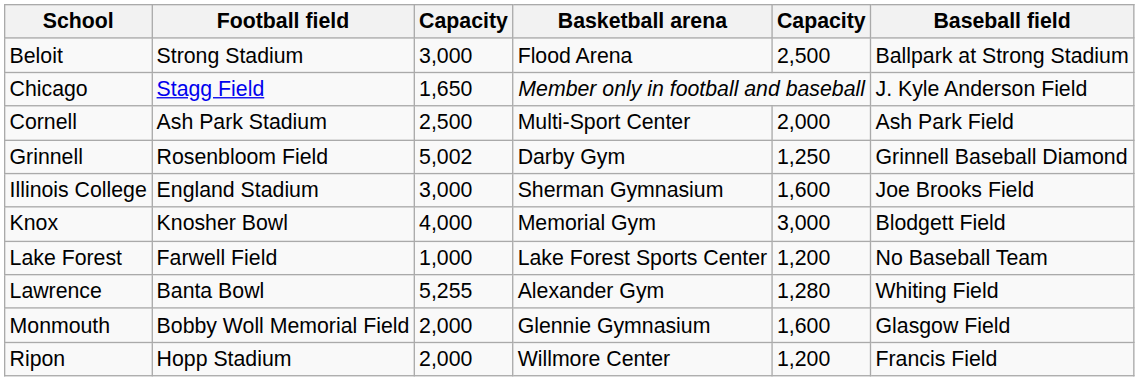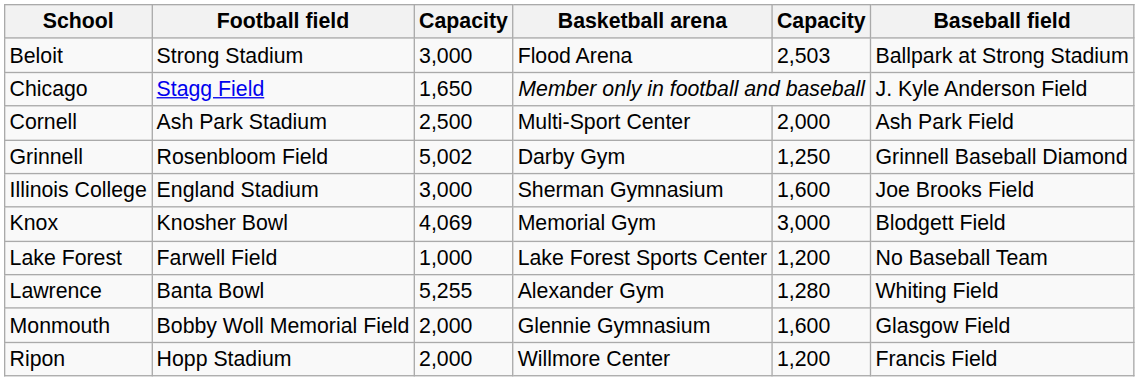(804, 55) 2,500 -> (804, 55) 2,503
(446, 223) 4,000 -> (446, 223) 4,069
